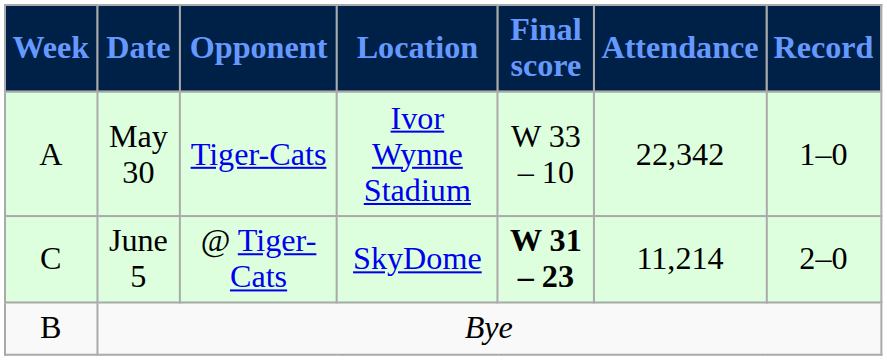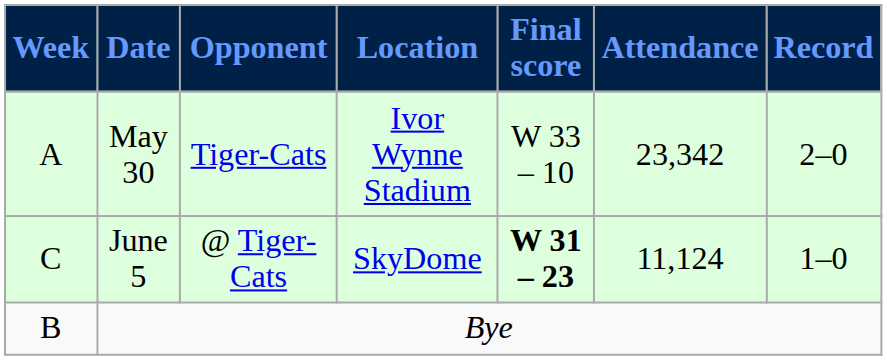(680, 153) 22,342 -> (680, 153) 23,342
(823, 153) 1–0 -> (823, 153) 2–0
(680, 258) 11,214 -> (680, 258) 11,124
(823, 258) 2–0 -> (823, 258) 1–0
